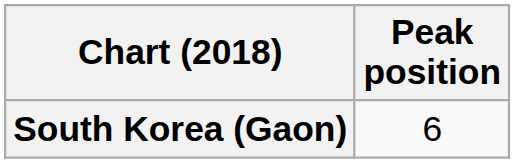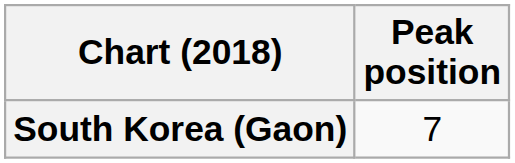(432, 128) 6 -> (432, 128) 7
